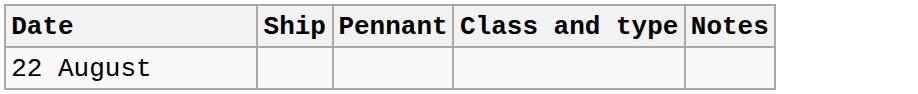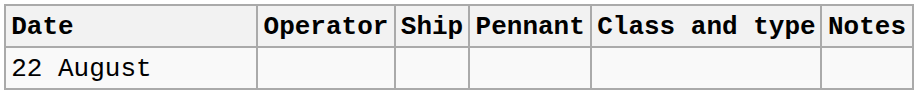+ column: (326, 26)
